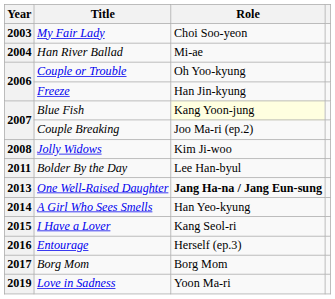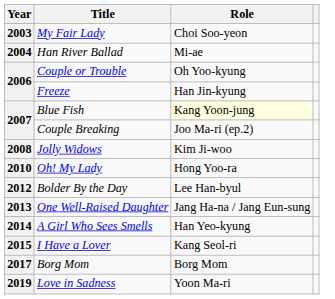+ row: (70, 168)
(19, 168) 2011 -> (19, 187) 2012
(248, 187) bold -> (242, 206) normal
- row: (63, 245)
